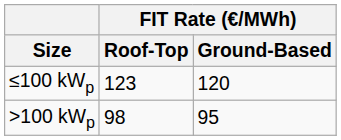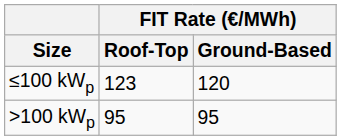(115, 117) 98 -> (115, 117) 95
